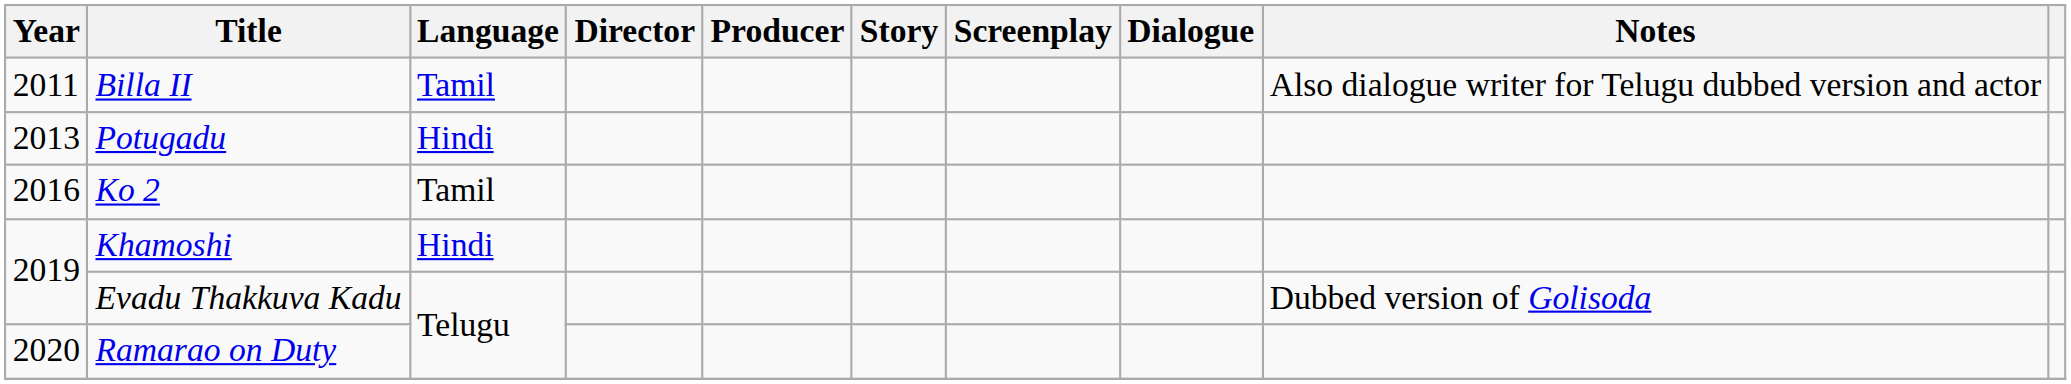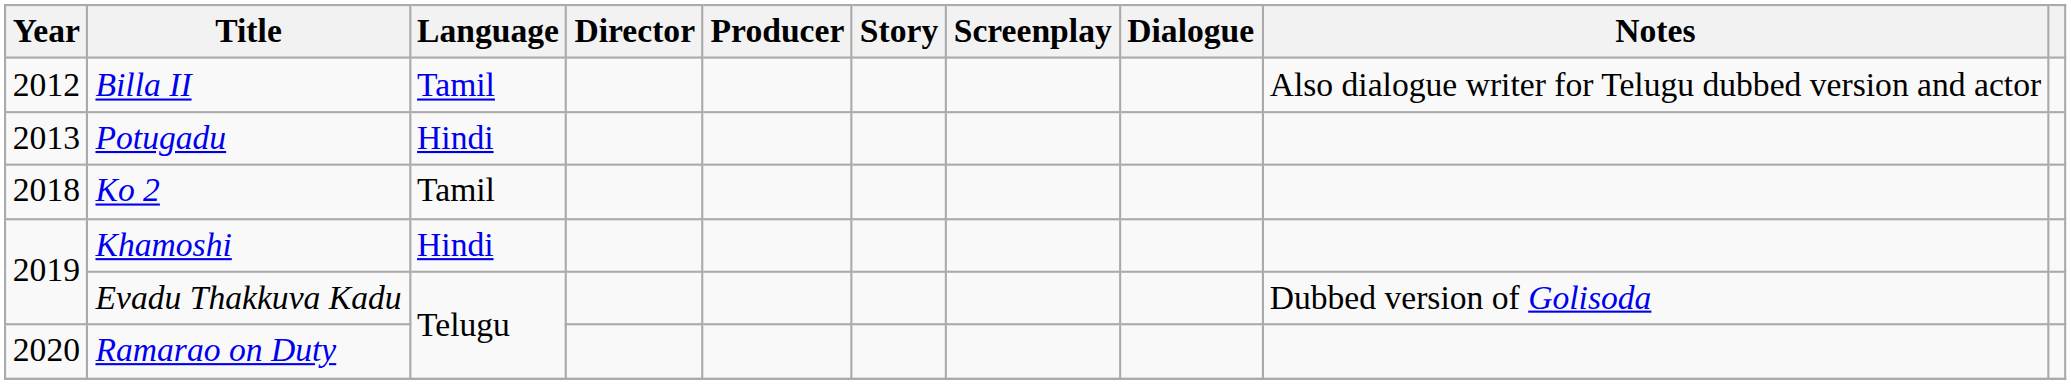(46, 84) 2011 -> (46, 84) 2012
(46, 191) 2016 -> (46, 191) 2018
